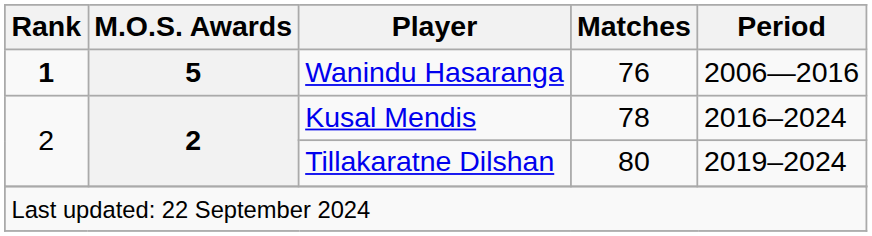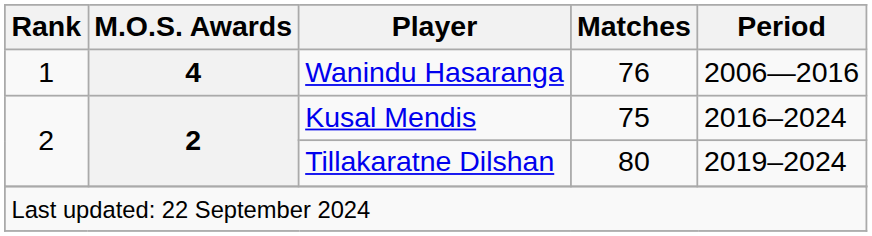(46, 72) bold -> (46, 72) normal
(193, 72) 5 -> (193, 72) 4
(634, 117) 78 -> (634, 117) 75
